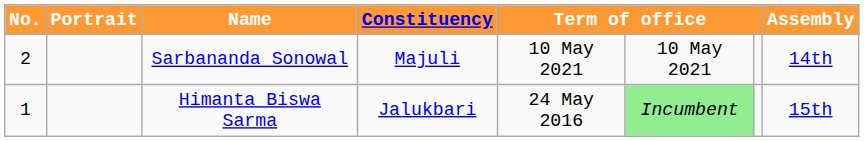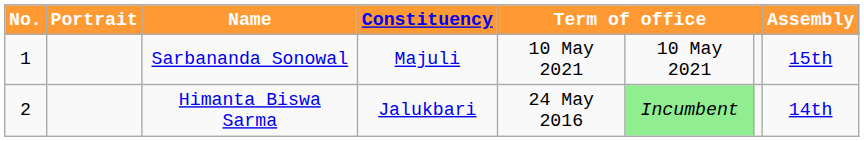(25, 60) 2 -> (25, 60) 1
(811, 60) 14th -> (811, 60) 15th
(25, 110) 1 -> (25, 110) 2
(811, 110) 15th -> (811, 110) 14th
